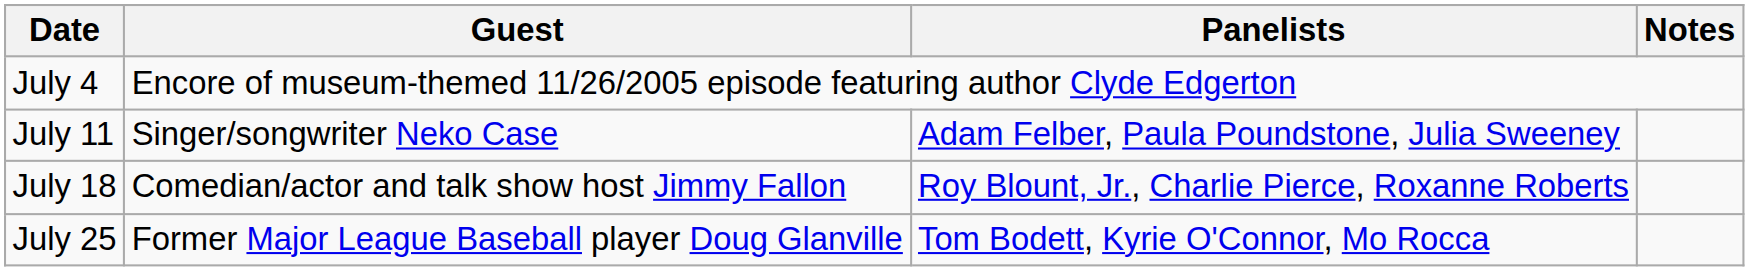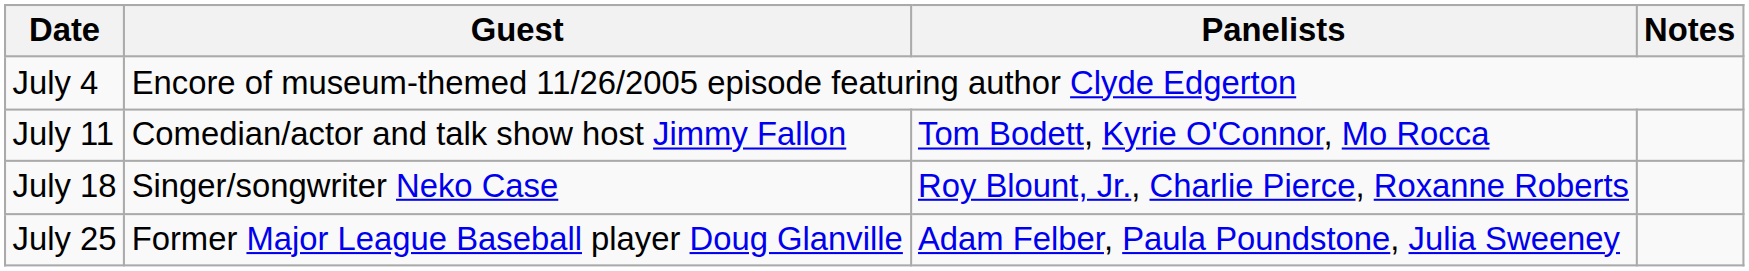(345, 134) Singer/songwriter Neko Case -> (489, 134) Comedian/actor and talk show host Jimmy Fallon
(1269, 134) Adam Felber, Paula Poundstone, Julia Sweeney -> (1204, 134) Tom Bodett, Kyrie O'Connor, Mo Rocca
(489, 186) Comedian/actor and talk show host Jimmy Fallon -> (345, 186) Singer/songwriter Neko Case
(1204, 238) Tom Bodett, Kyrie O'Connor, Mo Rocca -> (1269, 238) Adam Felber, Paula Poundstone, Julia Sweeney
